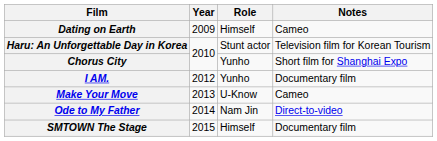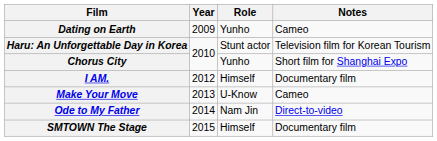(237, 29) Himself -> (235, 29) Yunho
(235, 78) Yunho -> (237, 78) Himself
